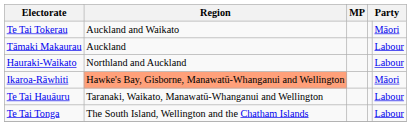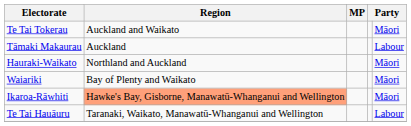(389, 63) Labour -> (387, 63) Māori
+ row: (24, 80)
- row: (33, 113)
